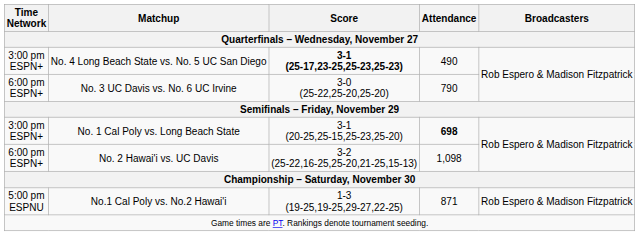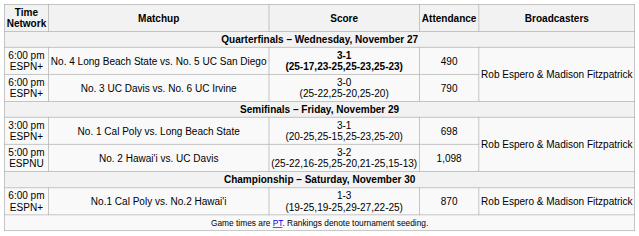(26, 61) 3:00 pm ESPN+ -> (26, 61) 6:00 pm ESPN+
(449, 131) bold -> (449, 131) normal
(26, 158) 6:00 pm ESPN+ -> (26, 158) 5:00 pm ESPNU
(26, 201) 5:00 pm ESPNU -> (26, 201) 6:00 pm ESPN+
(449, 201) 871 -> (449, 201) 870
